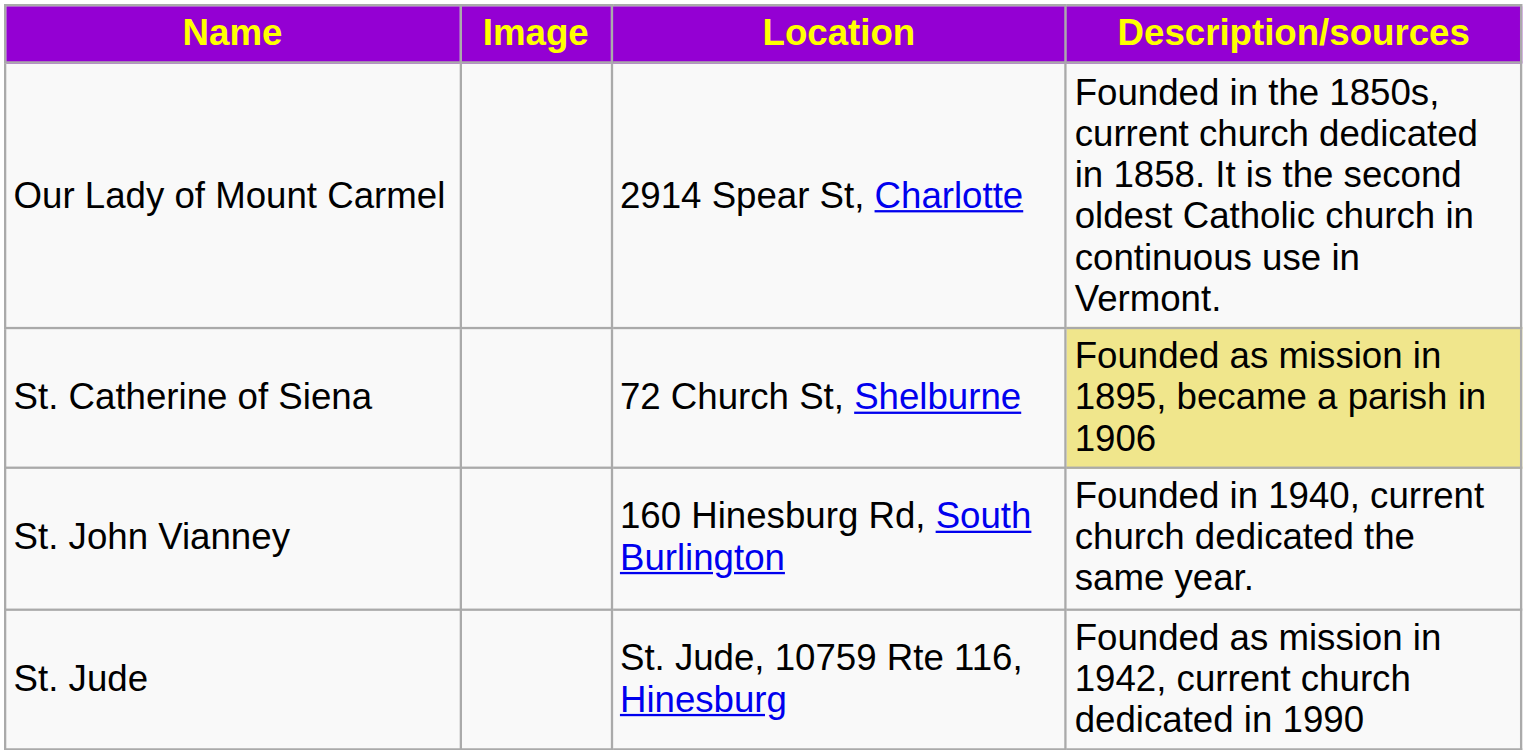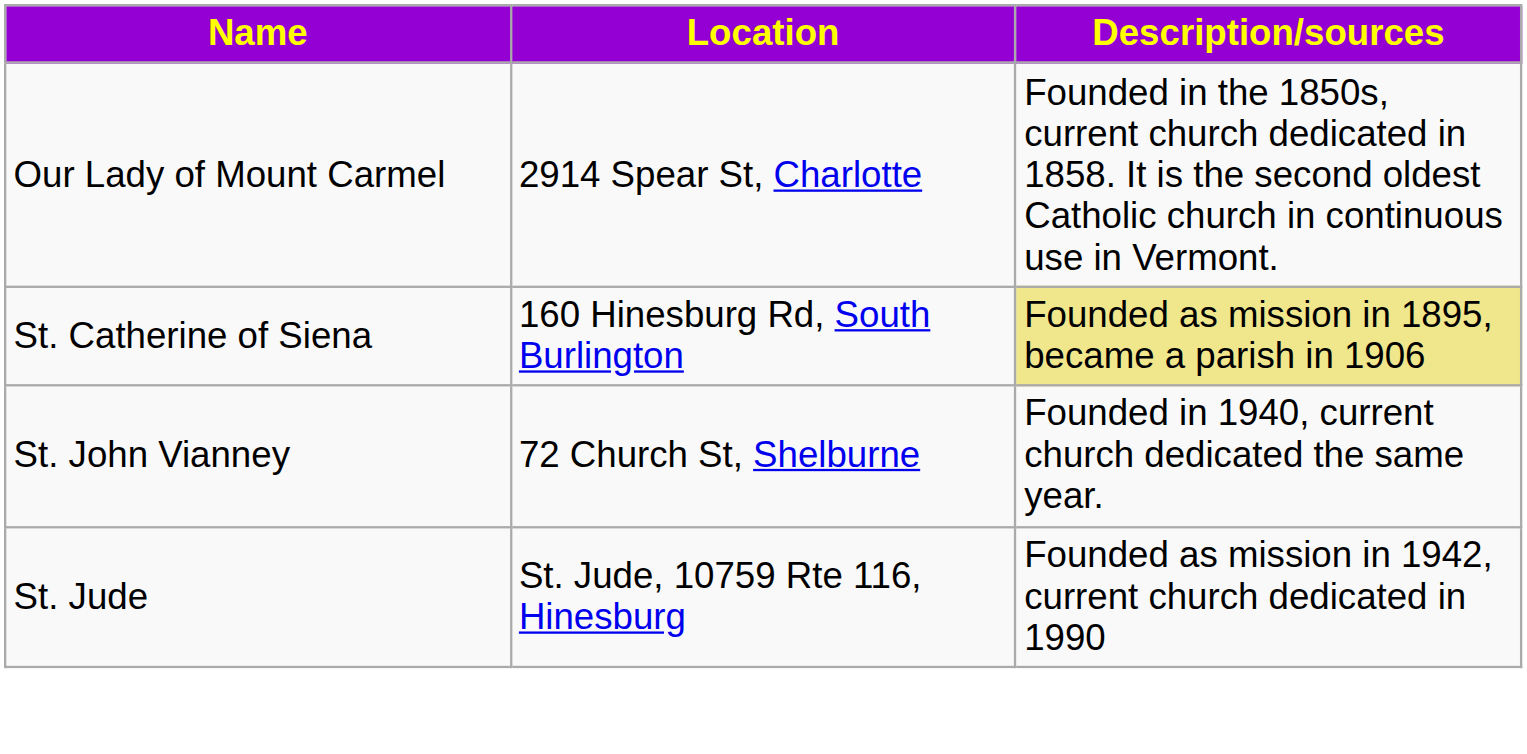- column: (536, 33)
(821, 397) 72 Church St, Shelburne -> (725, 335) 160 Hinesburg Rd, South Burlington
(826, 537) 160 Hinesburg Rd, South Burlington -> (720, 455) 72 Church St, Shelburne
